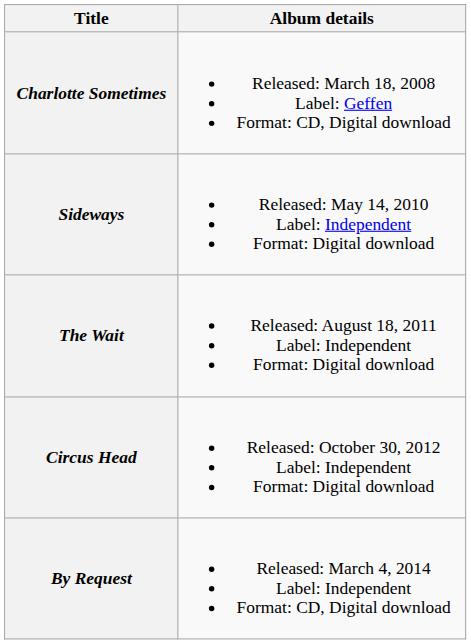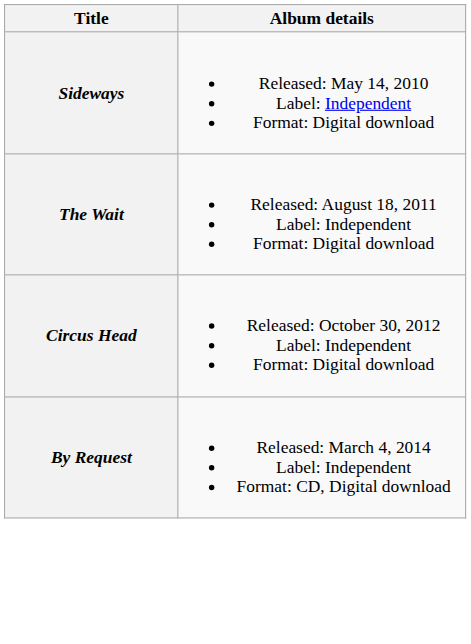- row: (91, 92)
